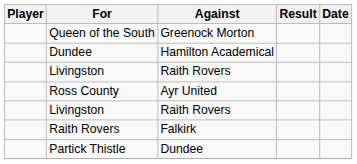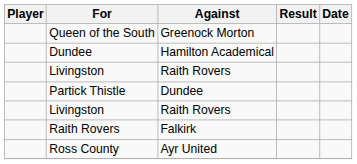rows swapped: (84, 91) <-> (87, 149)
